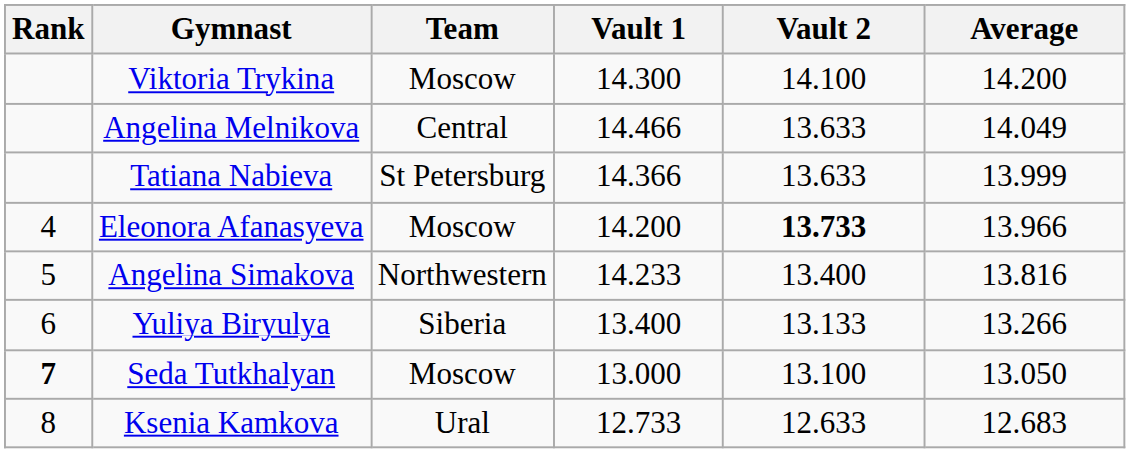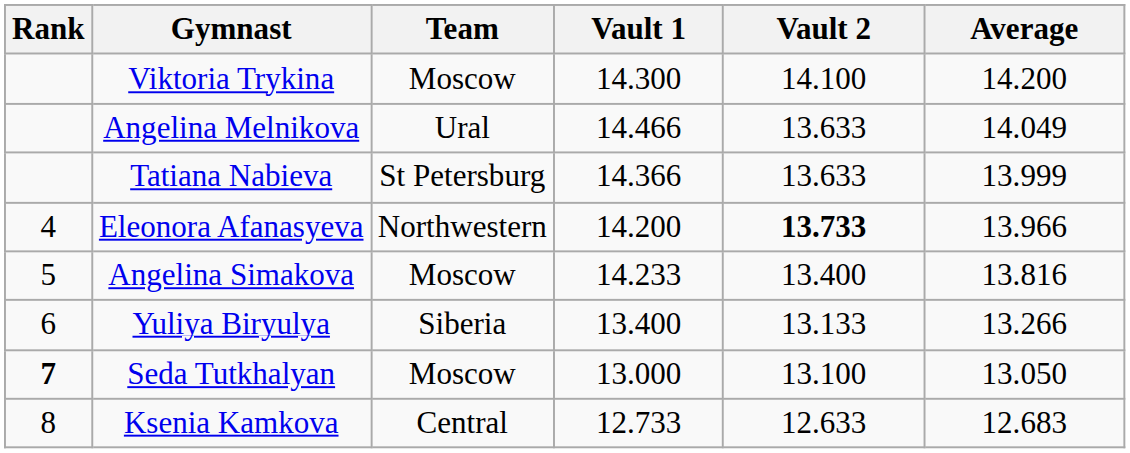(462, 127) Central -> (462, 127) Ural
(462, 226) Moscow -> (462, 226) Northwestern
(462, 275) Northwestern -> (462, 275) Moscow
(462, 422) Ural -> (462, 422) Central
